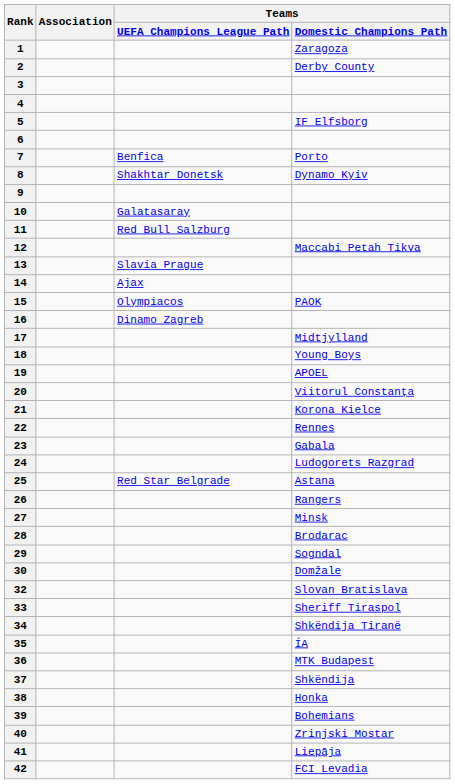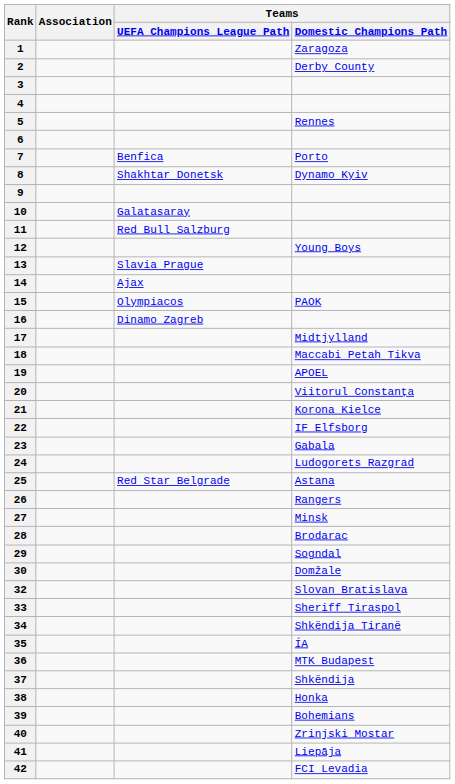(331, 121) IF Elfsborg -> (315, 121) Rennes
(358, 248) Maccabi Petah Tikva -> (328, 248) Young Boys
(328, 356) Young Boys -> (358, 356) Maccabi Petah Tikva
(315, 428) Rennes -> (331, 428) IF Elfsborg
